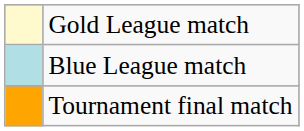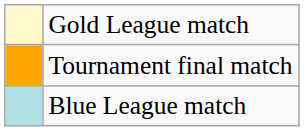rows swapped: (147, 65) <-> (170, 105)
